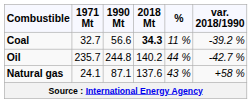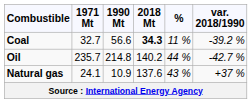(118, 57) 244.8 -> (118, 57) 214.8
(121, 73) 87.1 -> (121, 73) 10.9
(230, 73) +58 % -> (230, 73) +37 %
